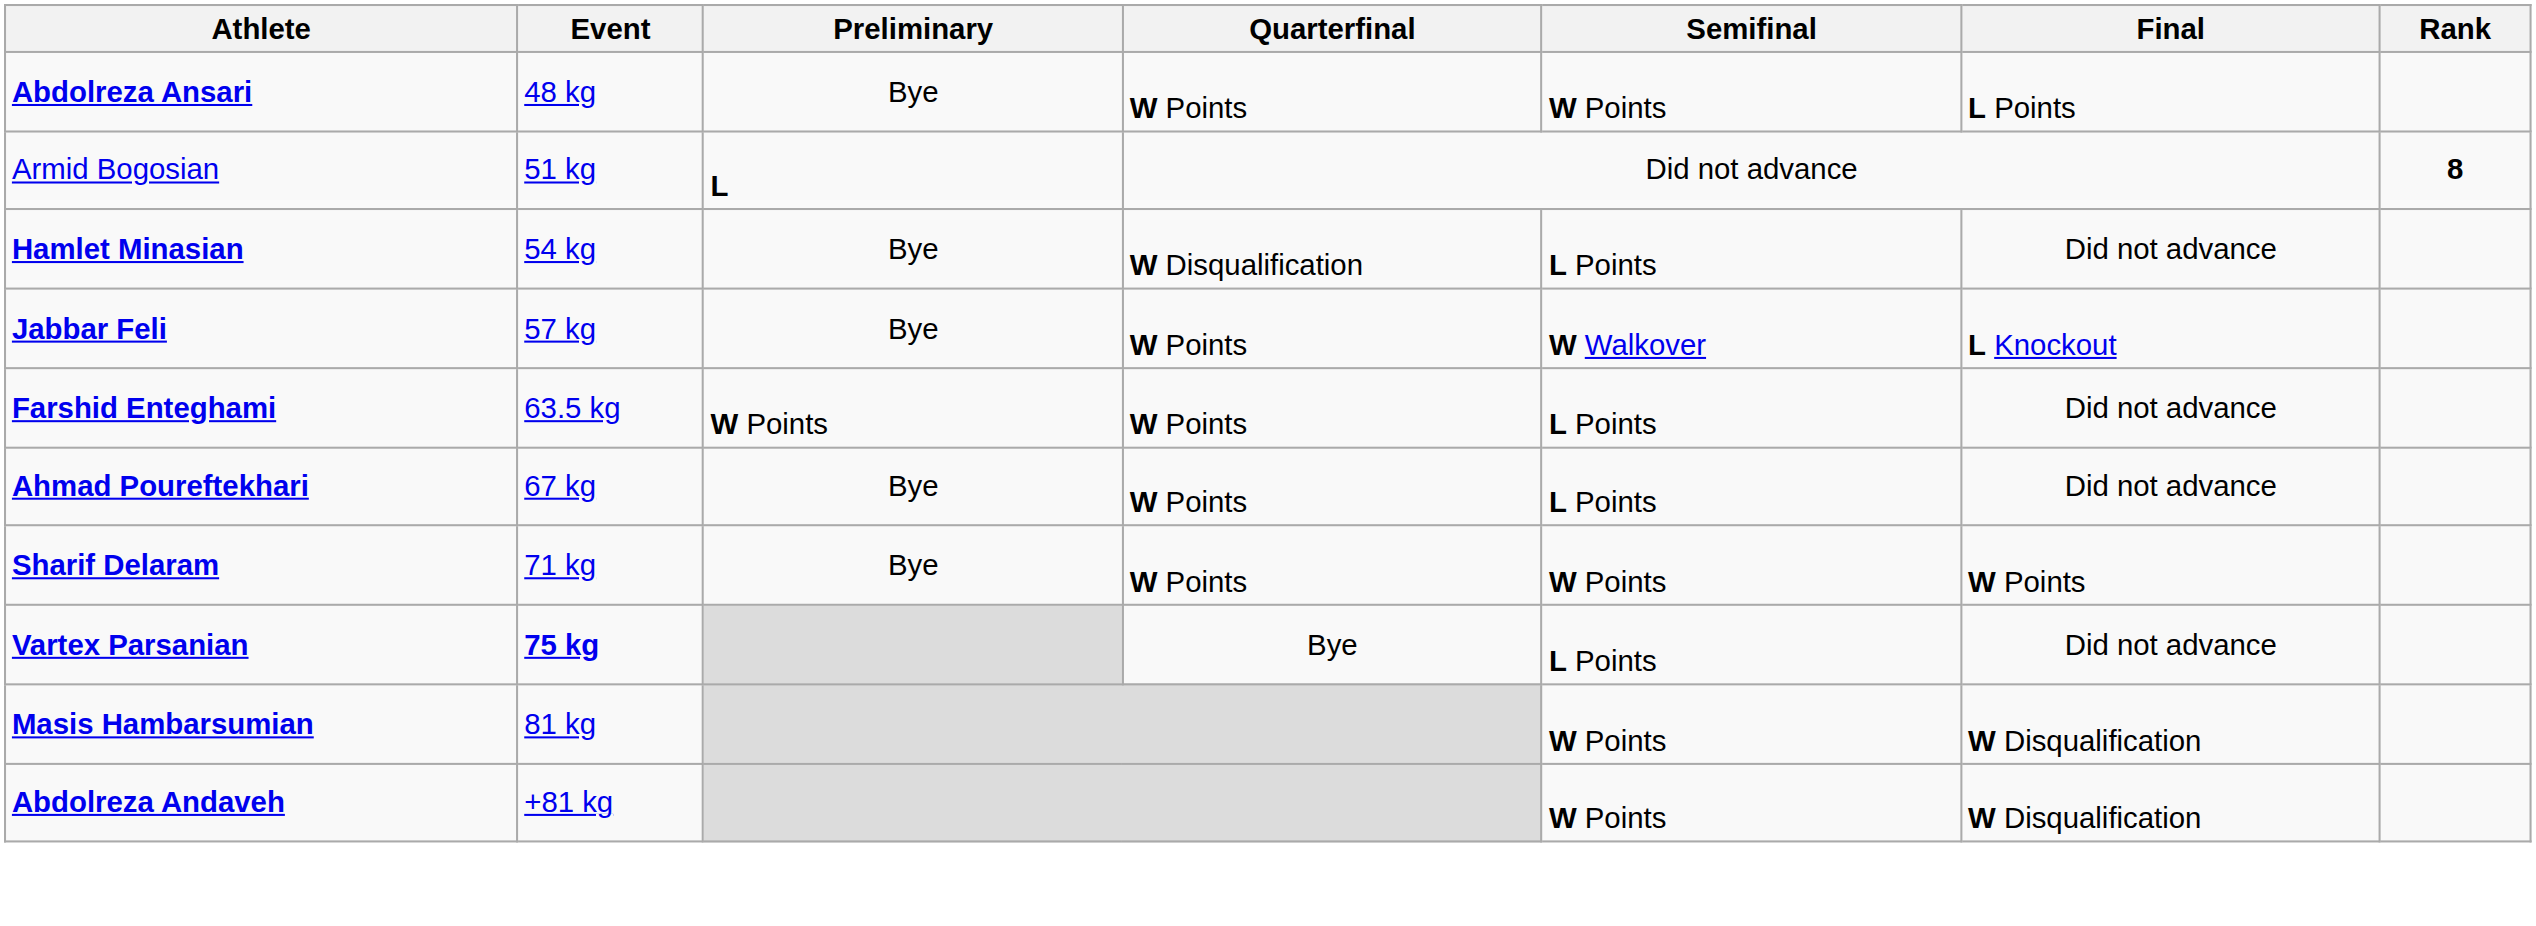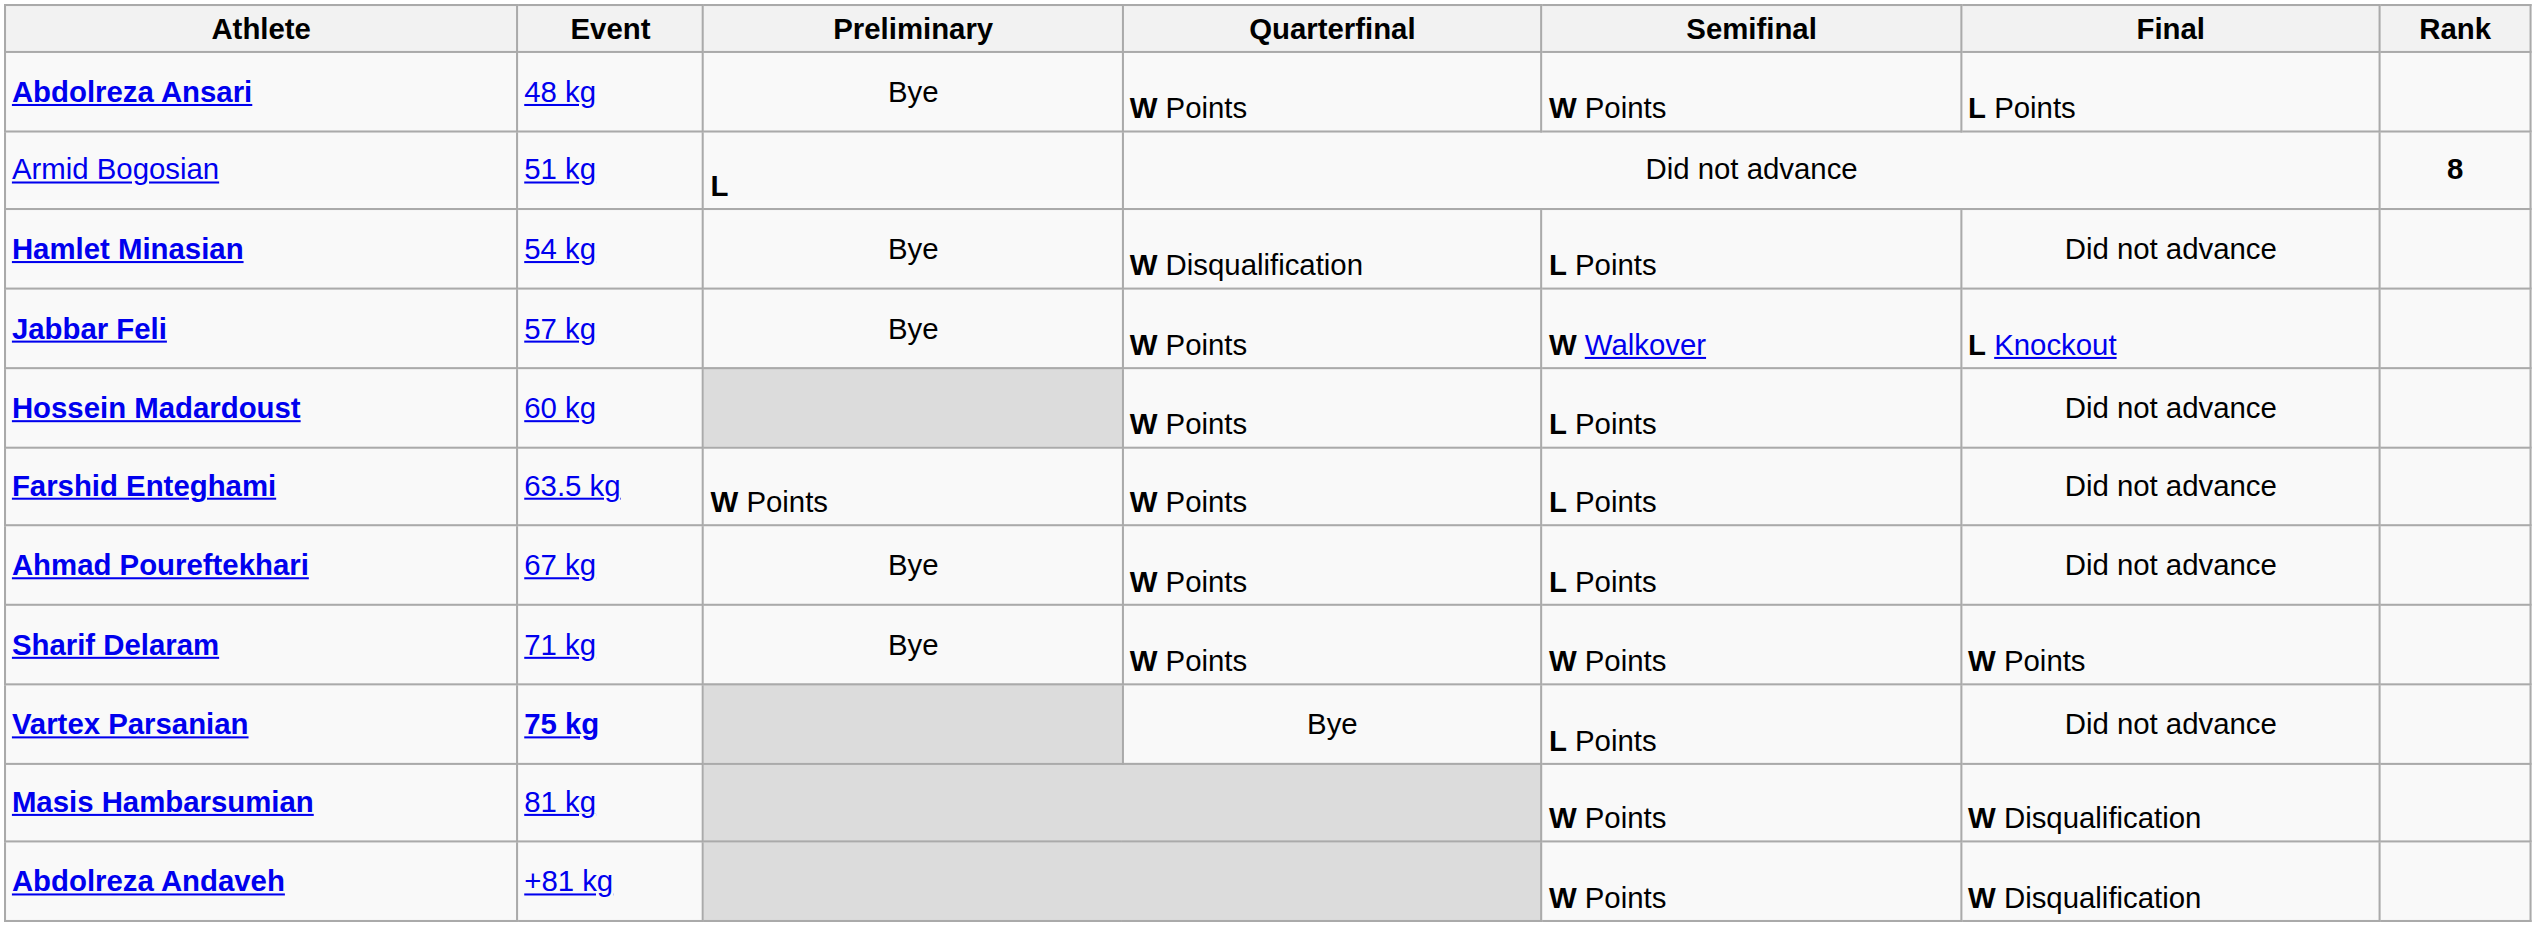+ row: (156, 408)
